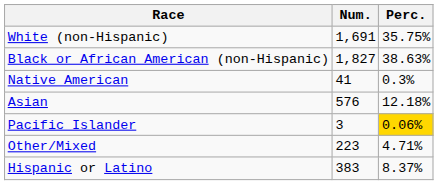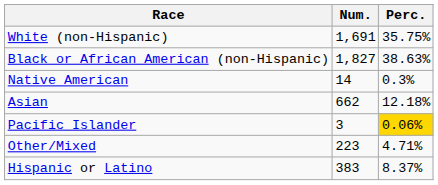(344, 81) 41 -> (344, 81) 14
(348, 103) 576 -> (348, 103) 662
